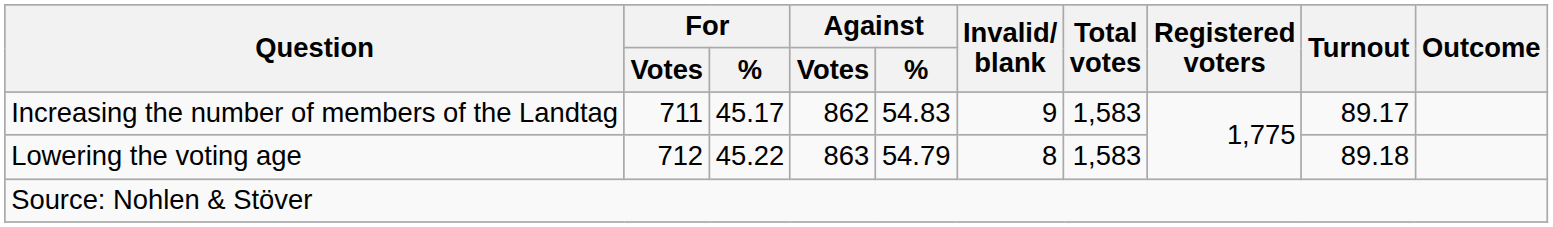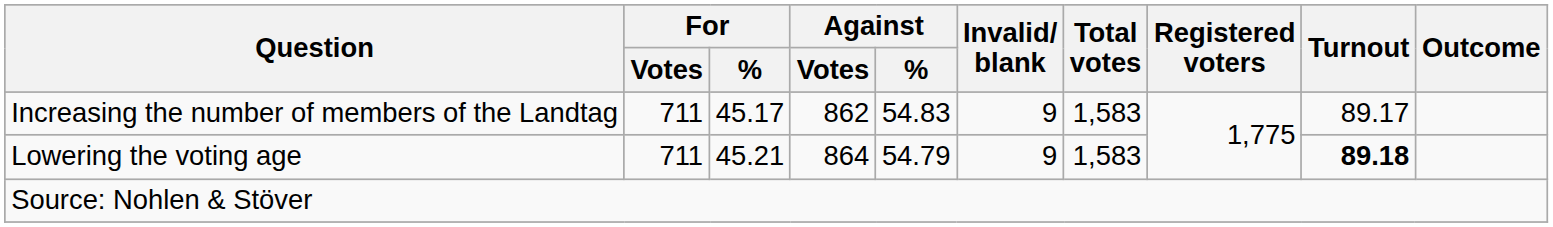(680, 156) 712 -> (681, 156) 711
(750, 156) 45.22 -> (750, 156) 45.21
(846, 156) 863 -> (846, 156) 864
(1050, 156) 8 -> (1050, 156) 9
(1375, 156) normal -> (1375, 156) bold
